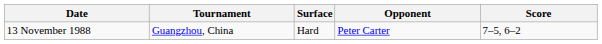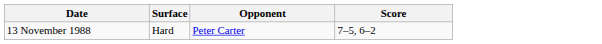- column: (222, 12)
